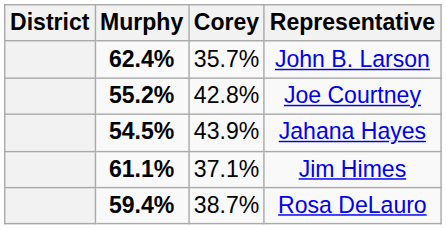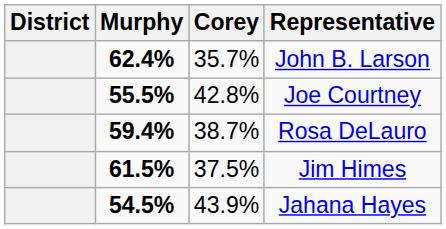(142, 95) 55.2% -> (142, 95) 55.5%
rows swapped: (352, 205) <-> (352, 132)
(142, 168) 61.1% -> (142, 168) 61.5%
(227, 168) 37.1% -> (227, 168) 37.5%
